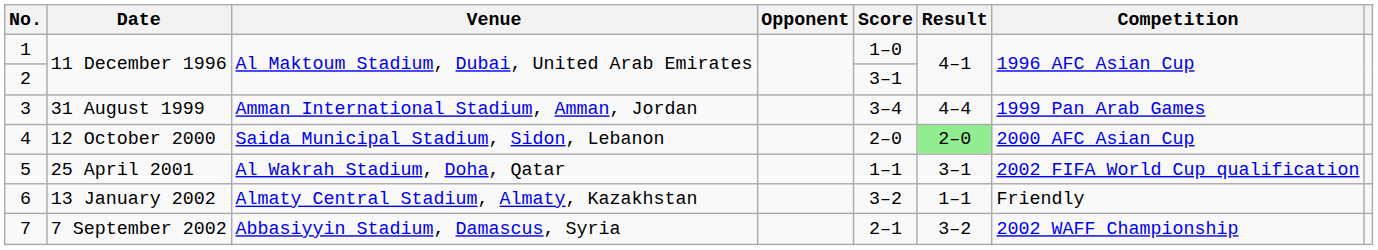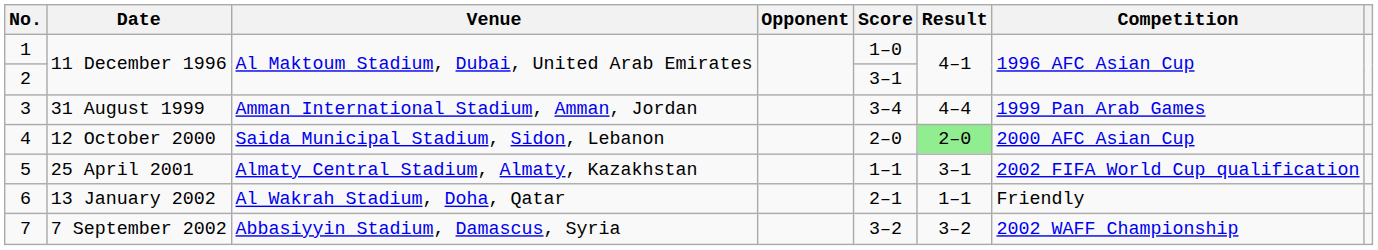(401, 169) Al Wakrah Stadium, Doha, Qatar -> (467, 169) Almaty Central Stadium, Almaty, Kazakhstan
(467, 199) Almaty Central Stadium, Almaty, Kazakhstan -> (401, 199) Al Wakrah Stadium, Doha, Qatar
(886, 199) 3–2 -> (886, 199) 2–1
(886, 229) 2–1 -> (886, 229) 3–2
